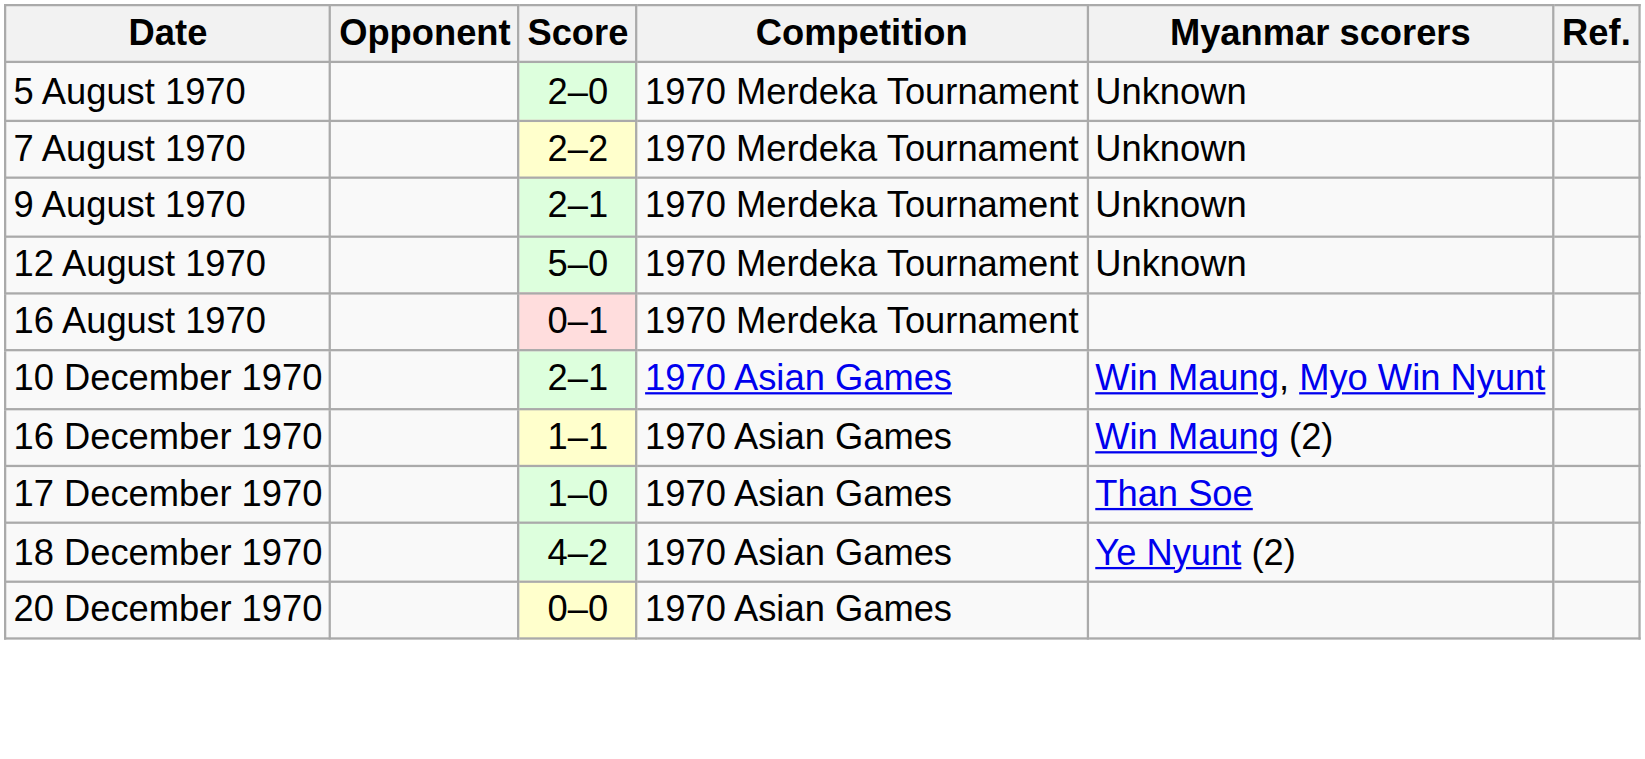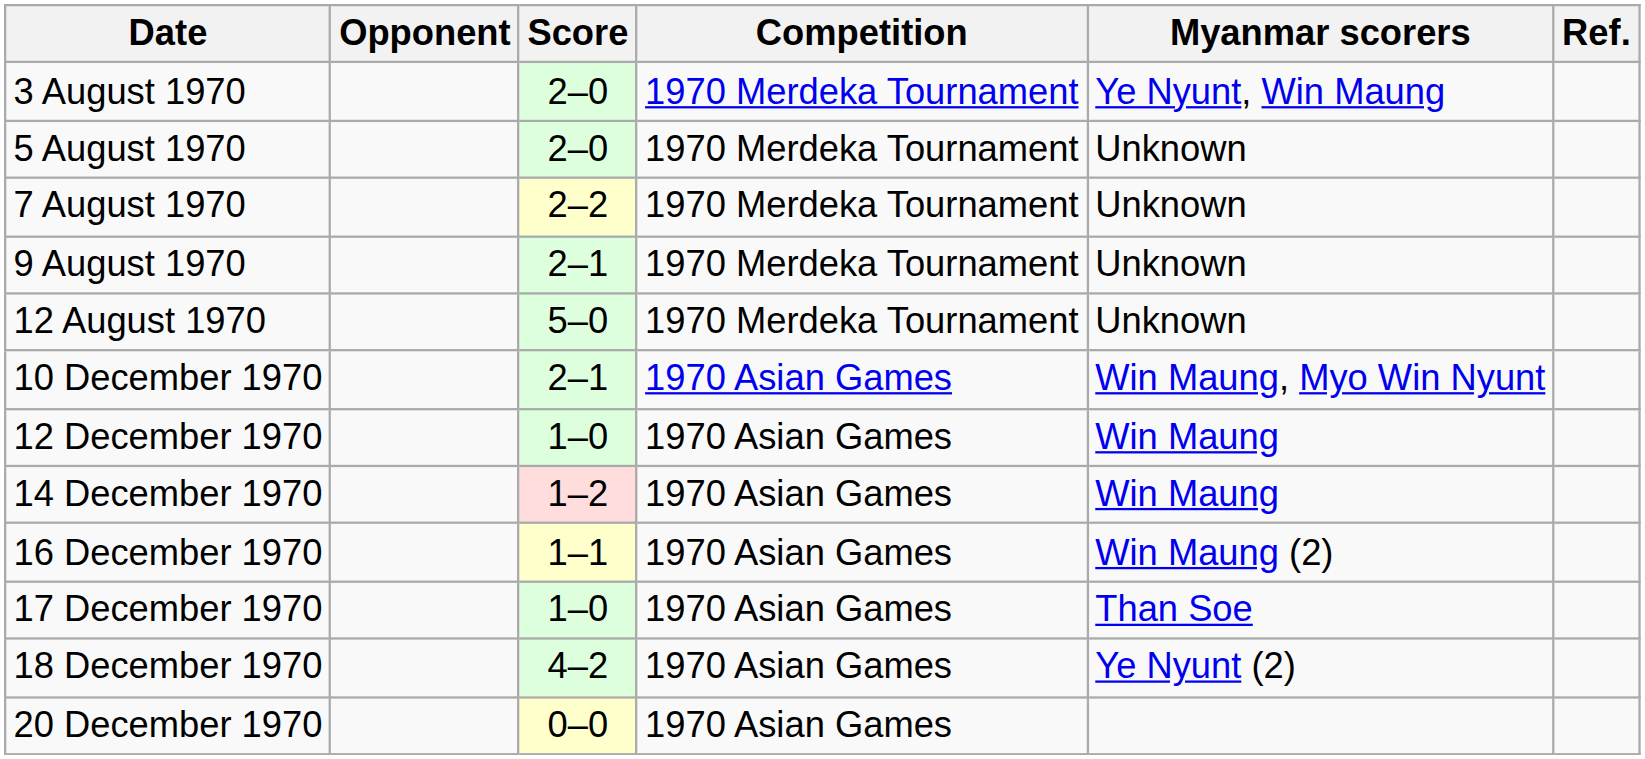+ row: (130, 90)
- row: (140, 321)
+ row: (168, 436)
+ row: (168, 494)
